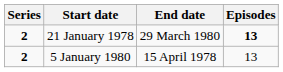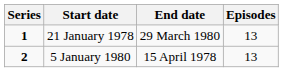(24, 35) 2 -> (24, 35) 1
(251, 35) bold -> (251, 35) normal
